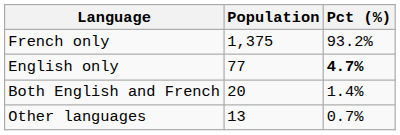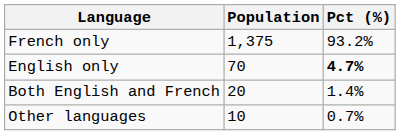(236, 67) 77 -> (236, 67) 70
(236, 117) 13 -> (236, 117) 10
